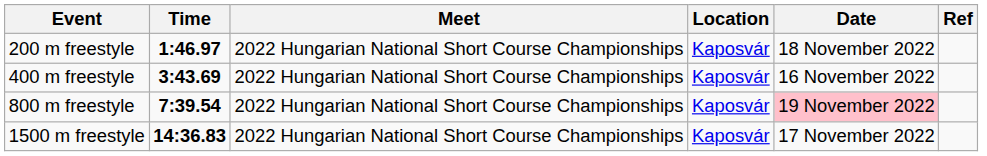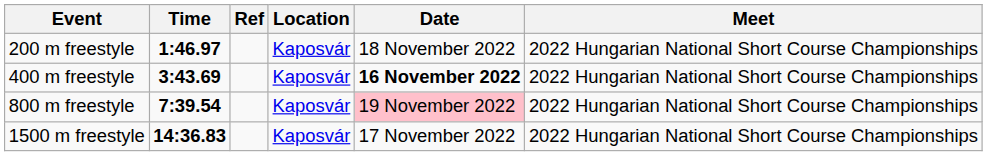columns swapped: (459, 19) <-> (958, 19)
(856, 77) normal -> (440, 77) bold
